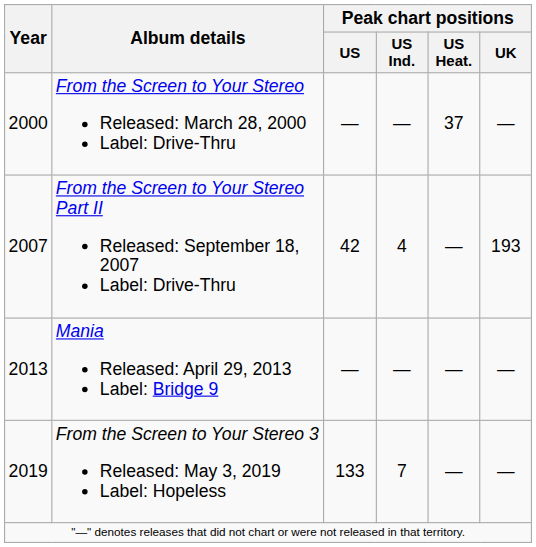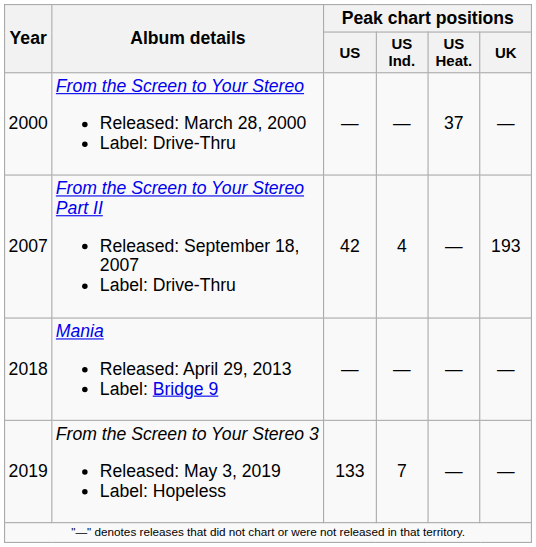(28, 368) 2013 -> (28, 368) 2018
